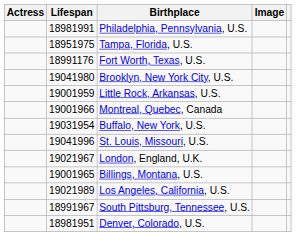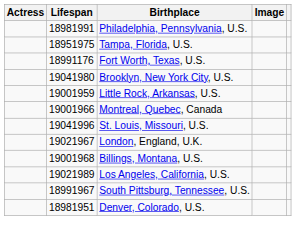- row: (152, 126)
(72, 175) 19001965 -> (72, 158) 19001968
